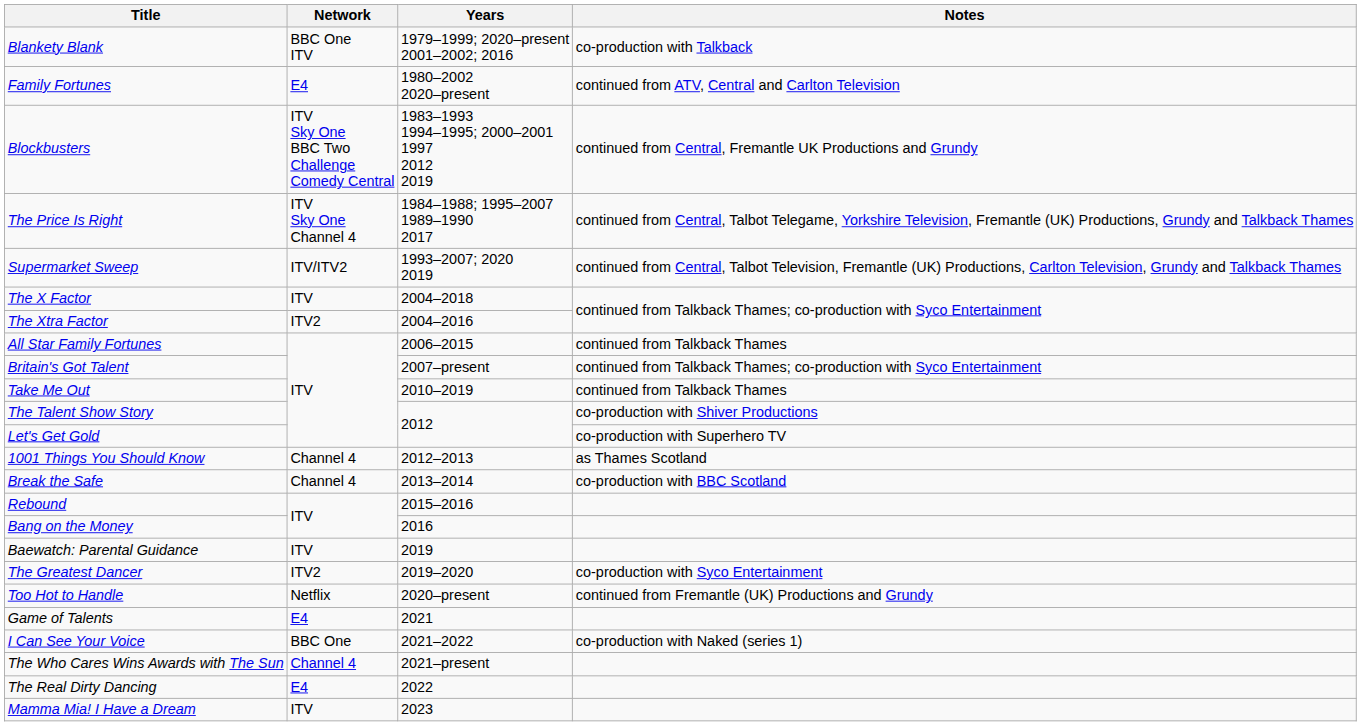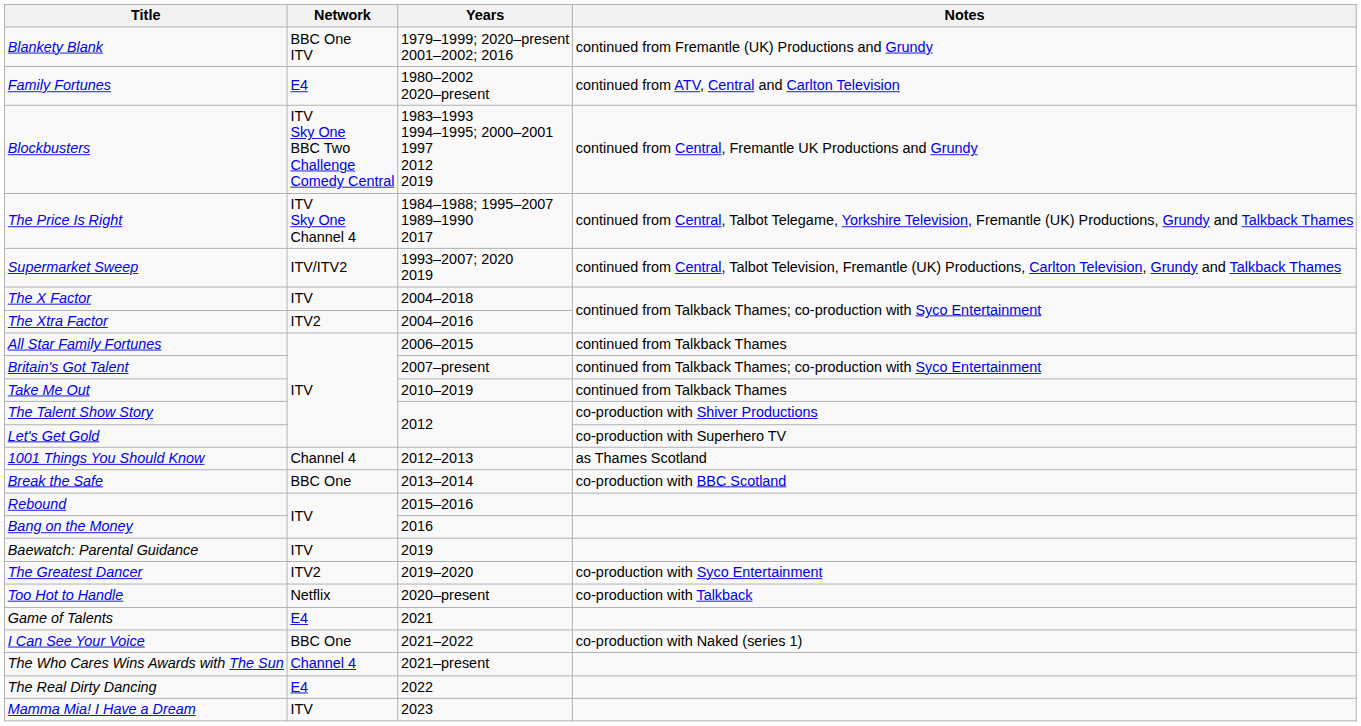(664, 46) co-production with Talkback -> (754, 46) continued from Fremantle (UK) Productions and Grundy
(323, 481) Channel 4 -> (321, 481) BBC One
(754, 595) continued from Fremantle (UK) Productions and Grundy -> (664, 595) co-production with Talkback
